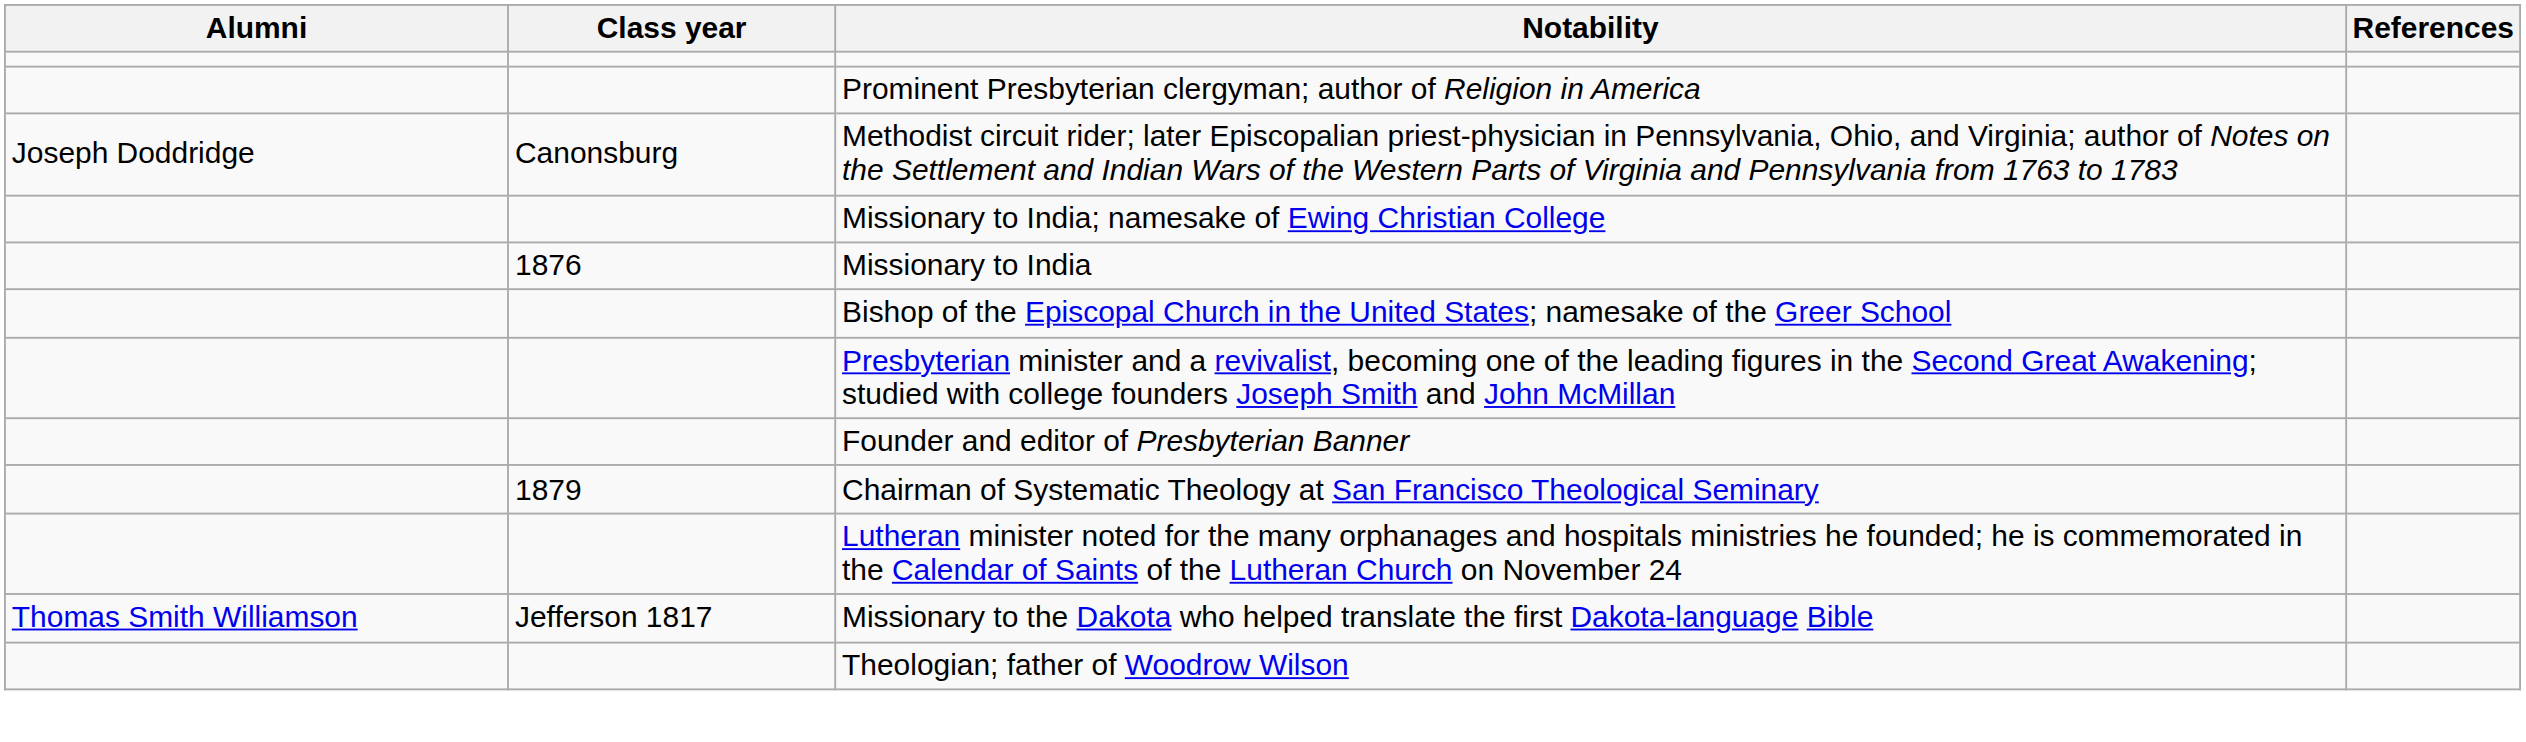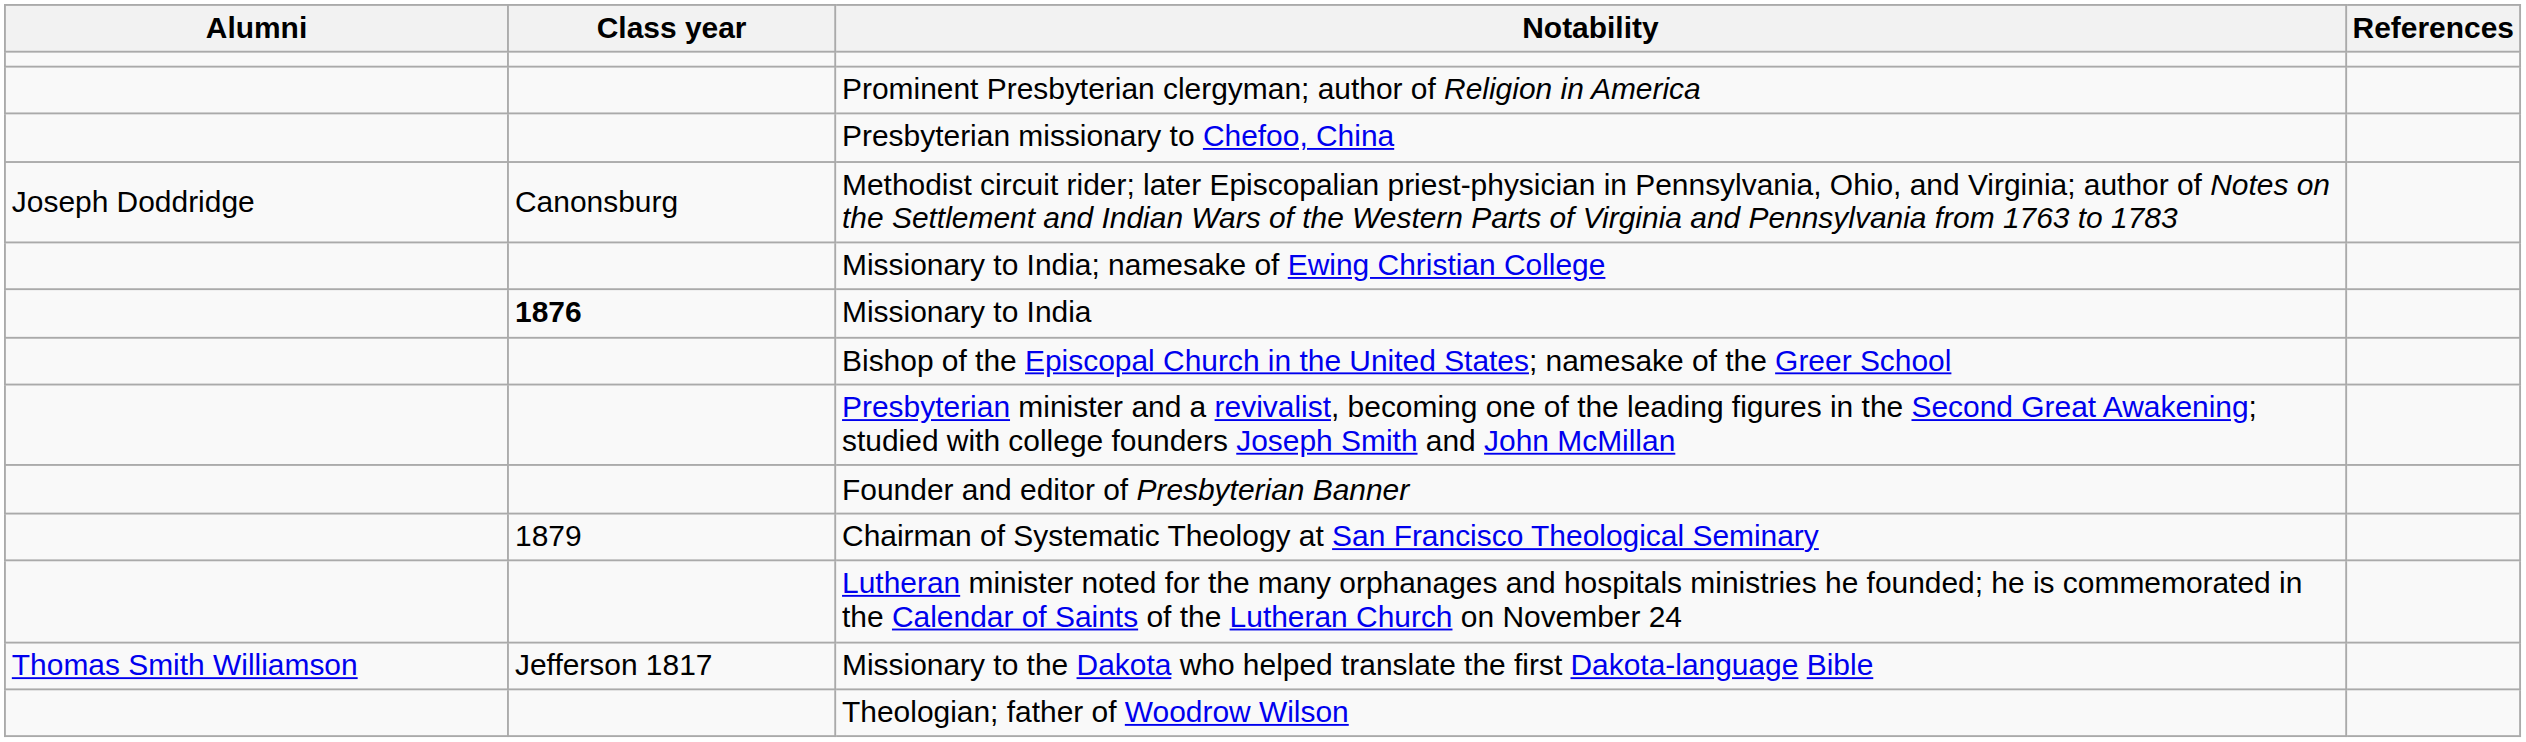+ row: (1118, 136)
(548, 265) normal -> (548, 312) bold
